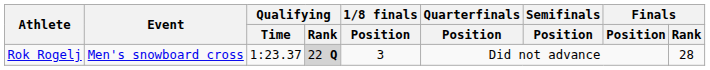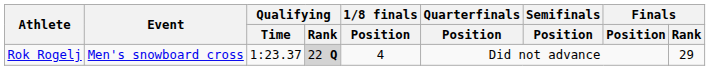(380, 55) 3 -> (380, 55) 4
(687, 55) 28 -> (687, 55) 29
